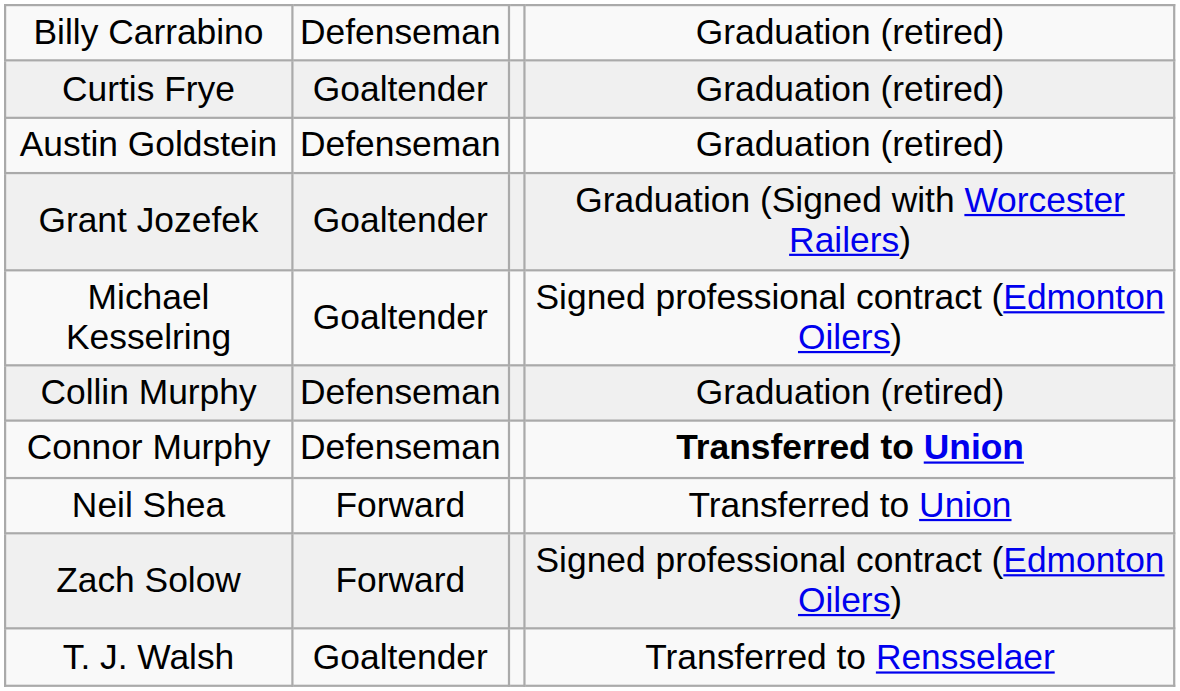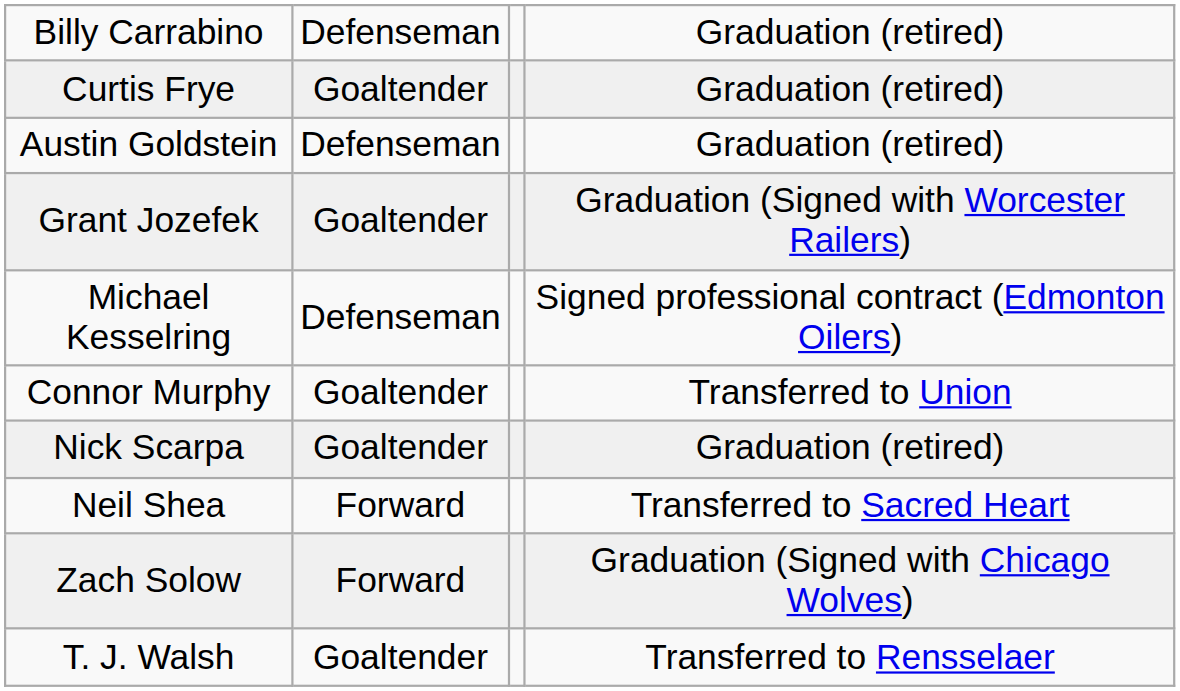(400, 316) Goaltender -> (400, 316) Defenseman
- row: (149, 392)
(400, 448) Defenseman -> (400, 392) Goaltender
(850, 448) bold -> (850, 392) normal
+ row: (149, 448)
(850, 504) Transferred to Union -> (850, 504) Transferred to Sacred Heart
(850, 580) Signed professional contract (Edmonton Oilers) -> (850, 580) Graduation (Signed with Chicago Wolves)
